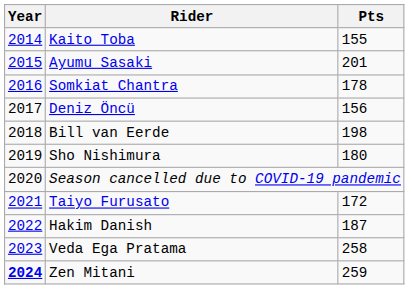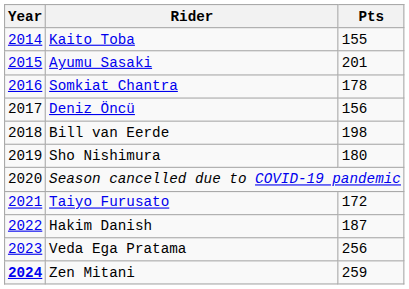(355, 249) 258 -> (355, 249) 256
